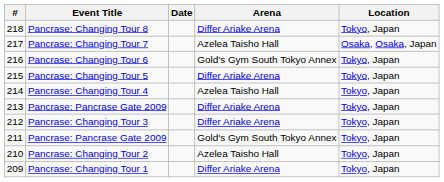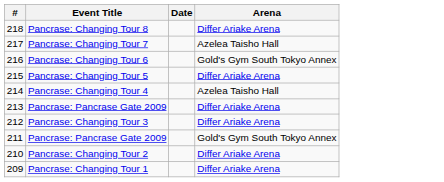- column: (389, 13)
(238, 154) Azelea Taisho Hall -> (239, 154) Differ Ariake Arena
